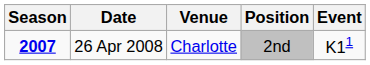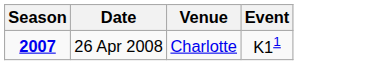- column: (277, 18)
